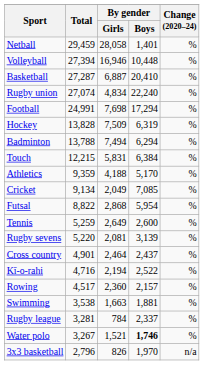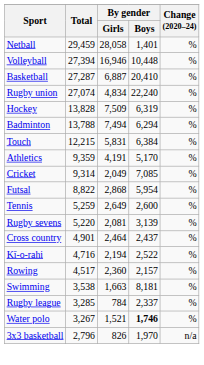- row: (23, 109)
(115, 174) 4,188 -> (115, 158) 4,191
(84, 190) 9,134 -> (84, 174) 9,314
(147, 303) 1,881 -> (147, 287) 8,181
(84, 319) 3,281 -> (84, 303) 3,285
